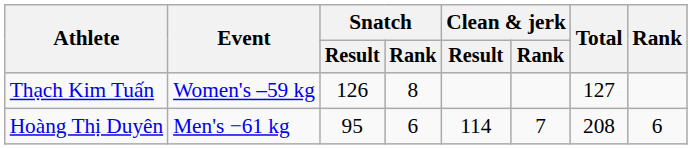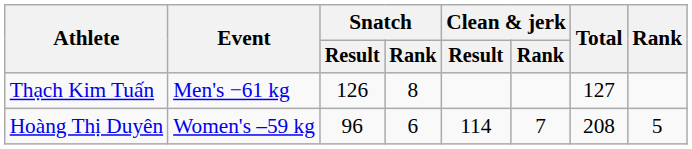(244, 90) Women's –59 kg -> (231, 90) Men's −61 kg
(231, 126) Men's −61 kg -> (244, 126) Women's –59 kg
(352, 126) 95 -> (352, 126) 96
(657, 126) 6 -> (657, 126) 5
